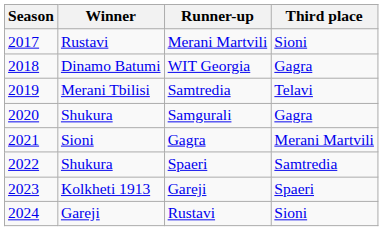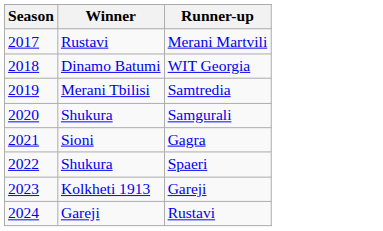- column: (324, 16)
